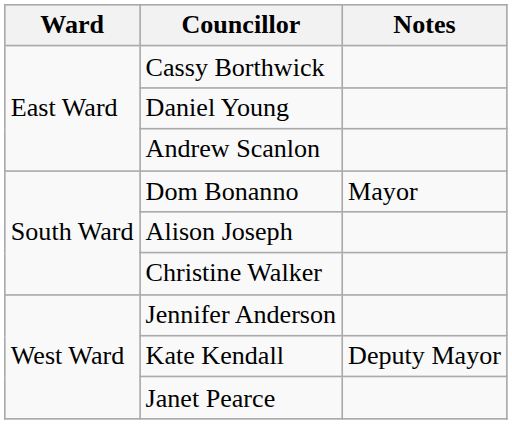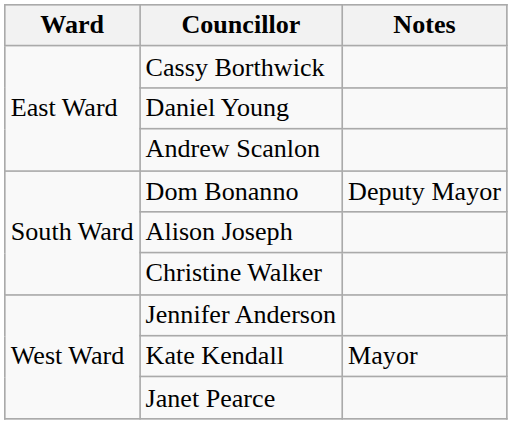(383, 190) Mayor -> (425, 190) Deputy Mayor
(425, 356) Deputy Mayor -> (383, 356) Mayor
